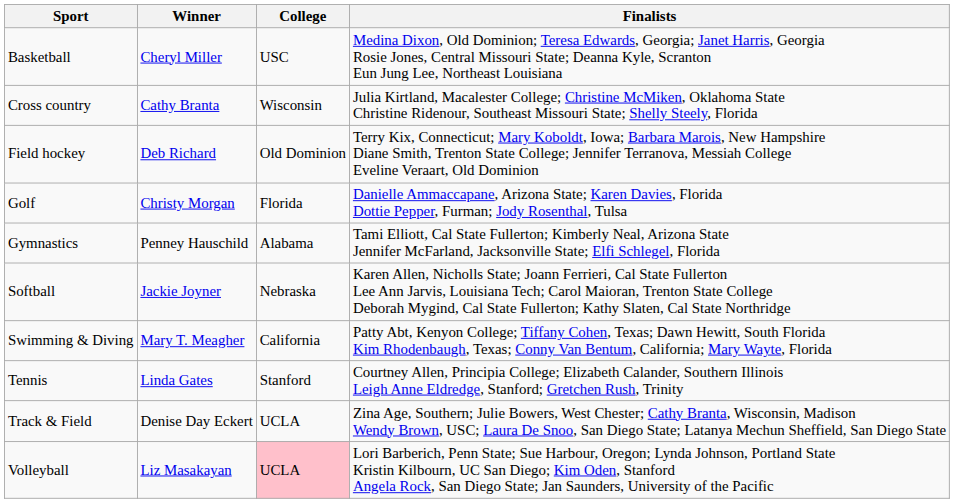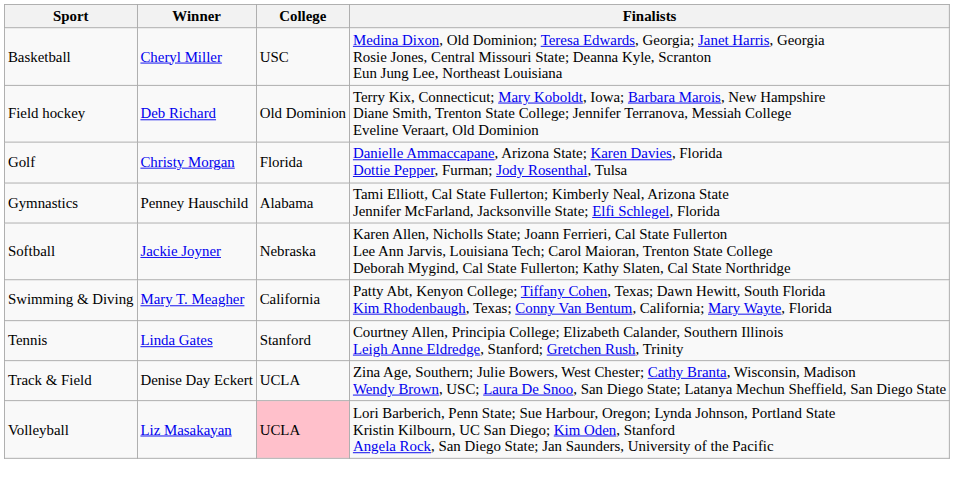- row: (49, 105)
